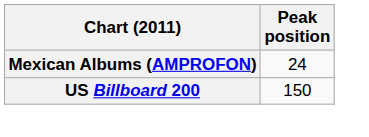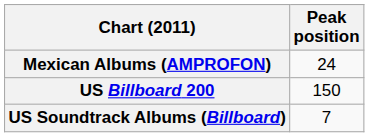+ row: (147, 117)
